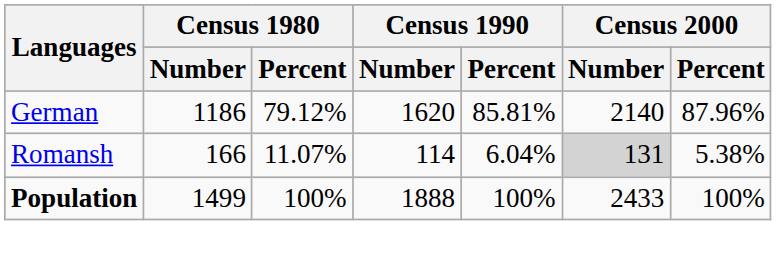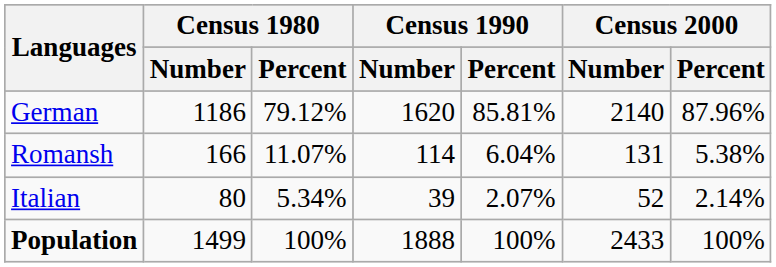(644, 154) lightgrey background -> (644, 154) no background
+ row: (46, 197)
